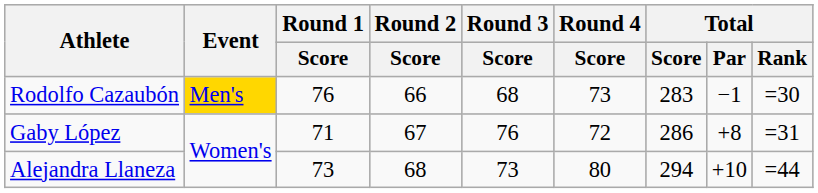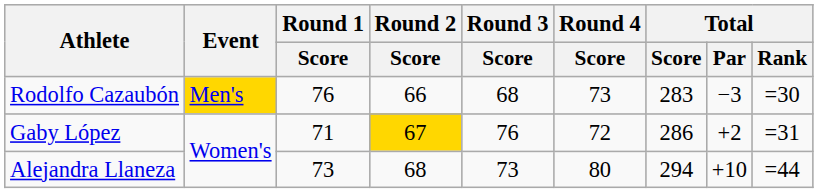(729, 95) −1 -> (729, 95) −3
(415, 132) no background -> (415, 132) gold background
(729, 132) +8 -> (729, 132) +2
